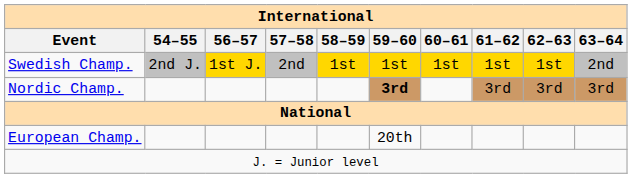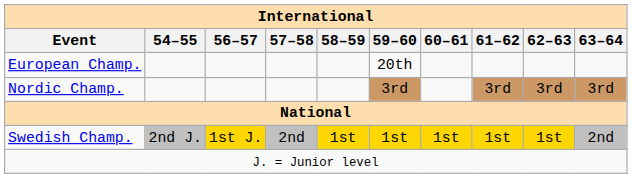rows swapped: (75, 137) <-> (70, 65)
(395, 89) bold -> (395, 89) normal
